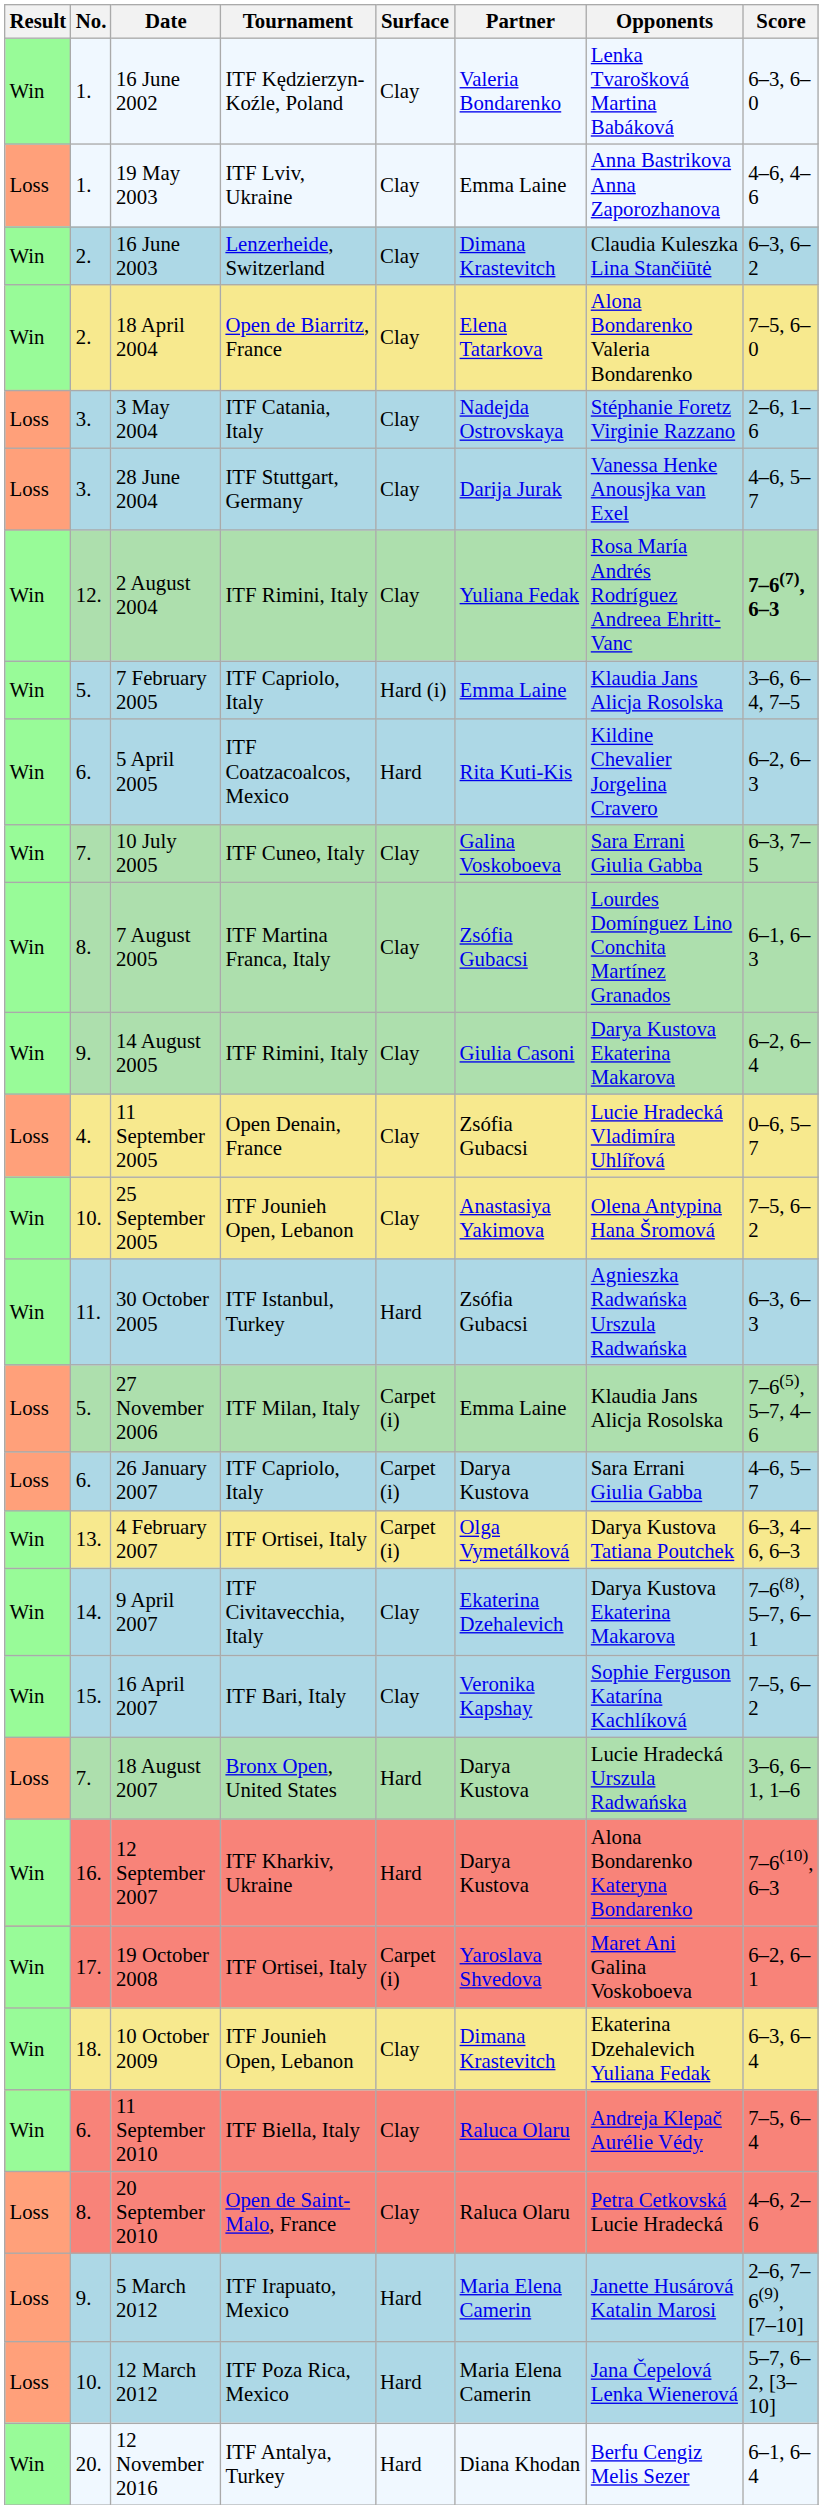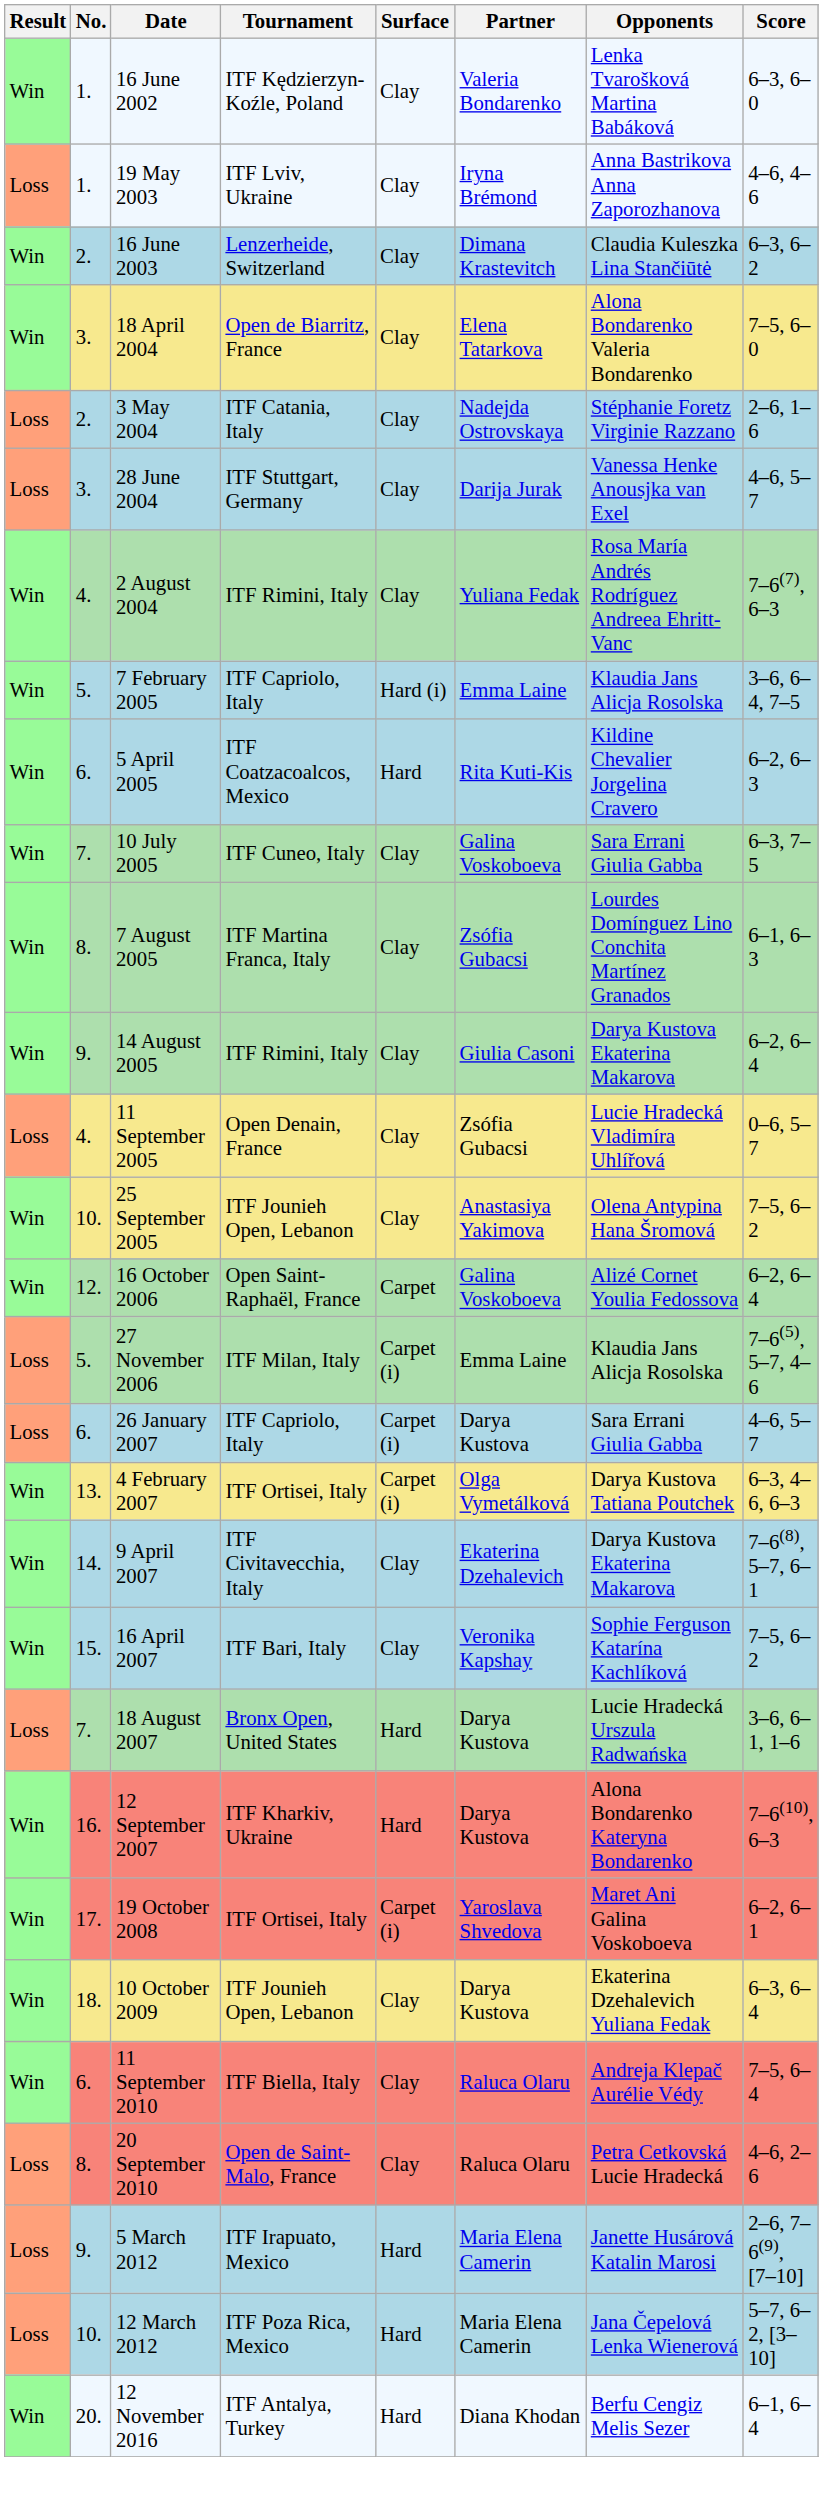(513, 184) Emma Laine -> (498, 184) Iryna Brémond
(84, 336) 2. -> (84, 336) 3.
(84, 418) 3. -> (84, 418) 2.
(89, 594) 12. -> (84, 594) 4.
(776, 594) bold -> (776, 594) normal
- row: (162, 1311)
+ row: (162, 1286)
(508, 2048) Dimana Krastevitch -> (494, 1999) Darya Kustova
